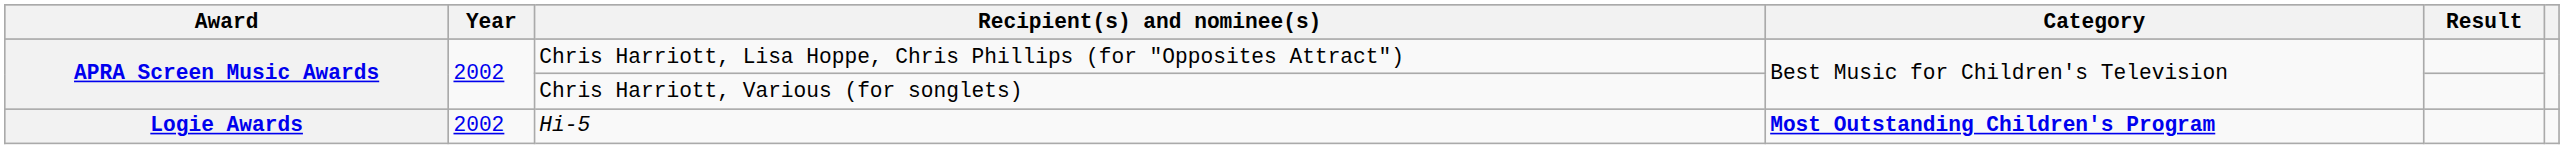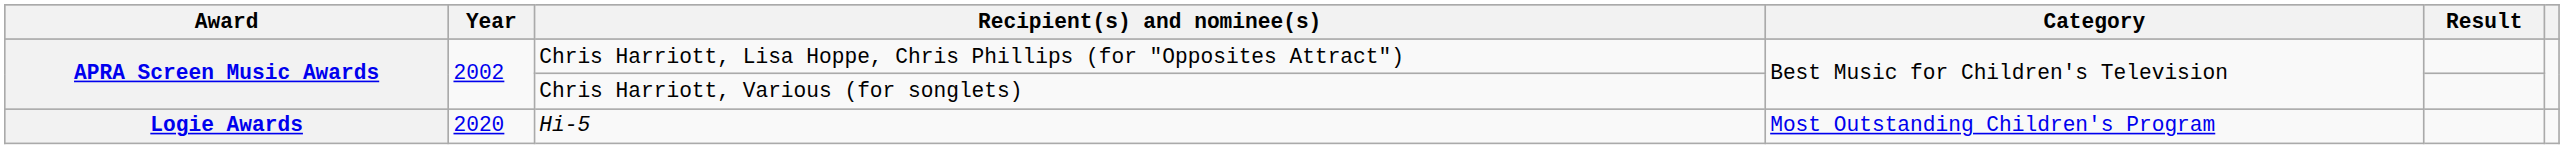(479, 126) 2002 -> (479, 126) 2020
(1993, 126) bold -> (1993, 126) normal
